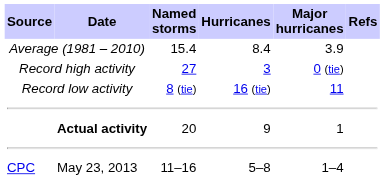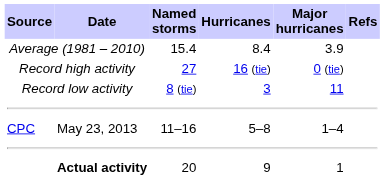(267, 68) 3 -> (252, 68) 16 (tie)
(252, 88) 16 (tie) -> (267, 88) 3
rows swapped: (97, 168) <-> (102, 128)
